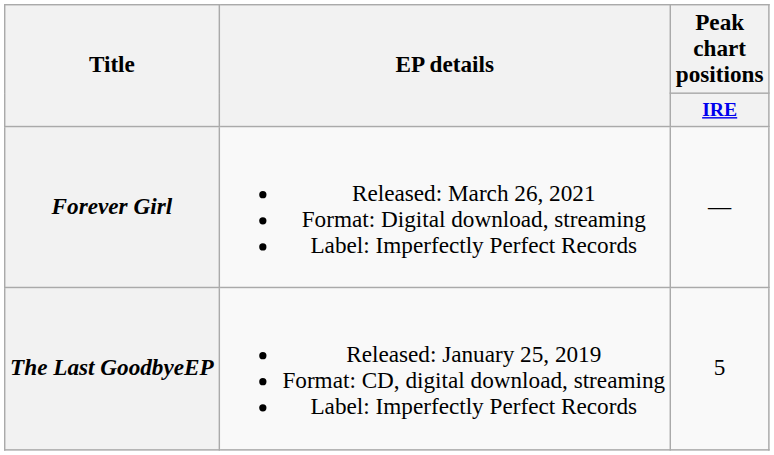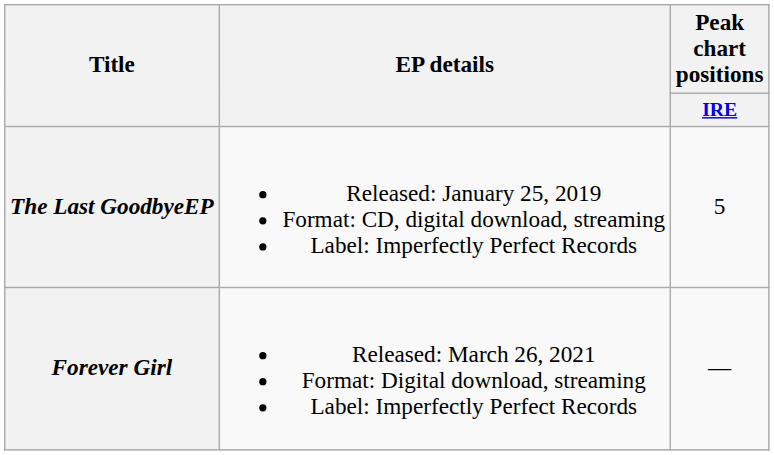rows swapped: (112, 368) <-> (112, 206)
